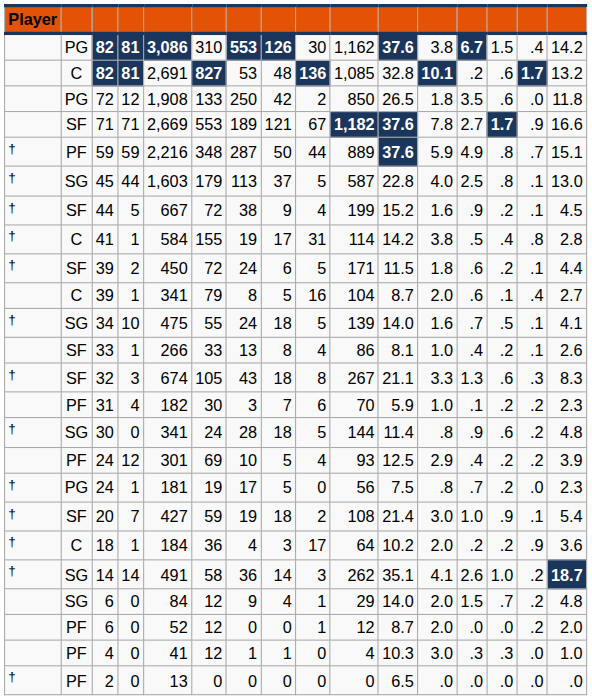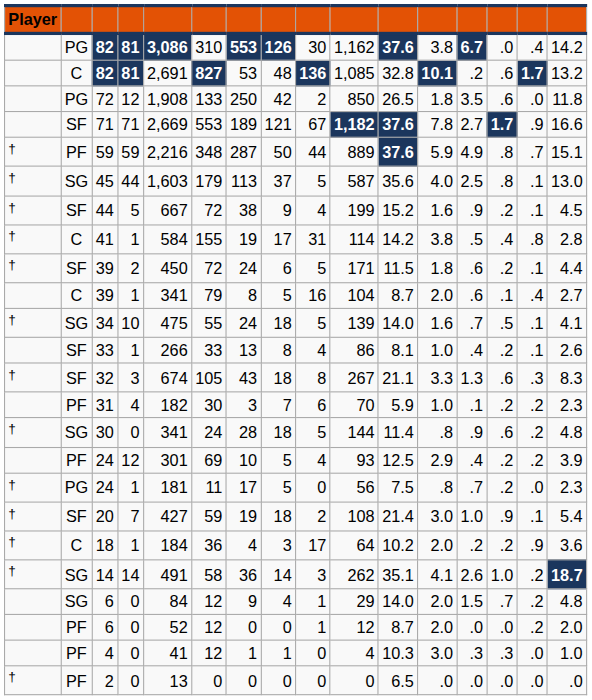(502, 48) 1.5 -> (507, 48) .0
(398, 181) 22.8 -> (398, 181) 35.6
(213, 487) 19 -> (214, 487) 11
